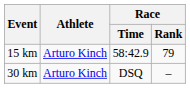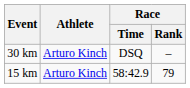rows swapped: (22, 54) <-> (22, 73)
